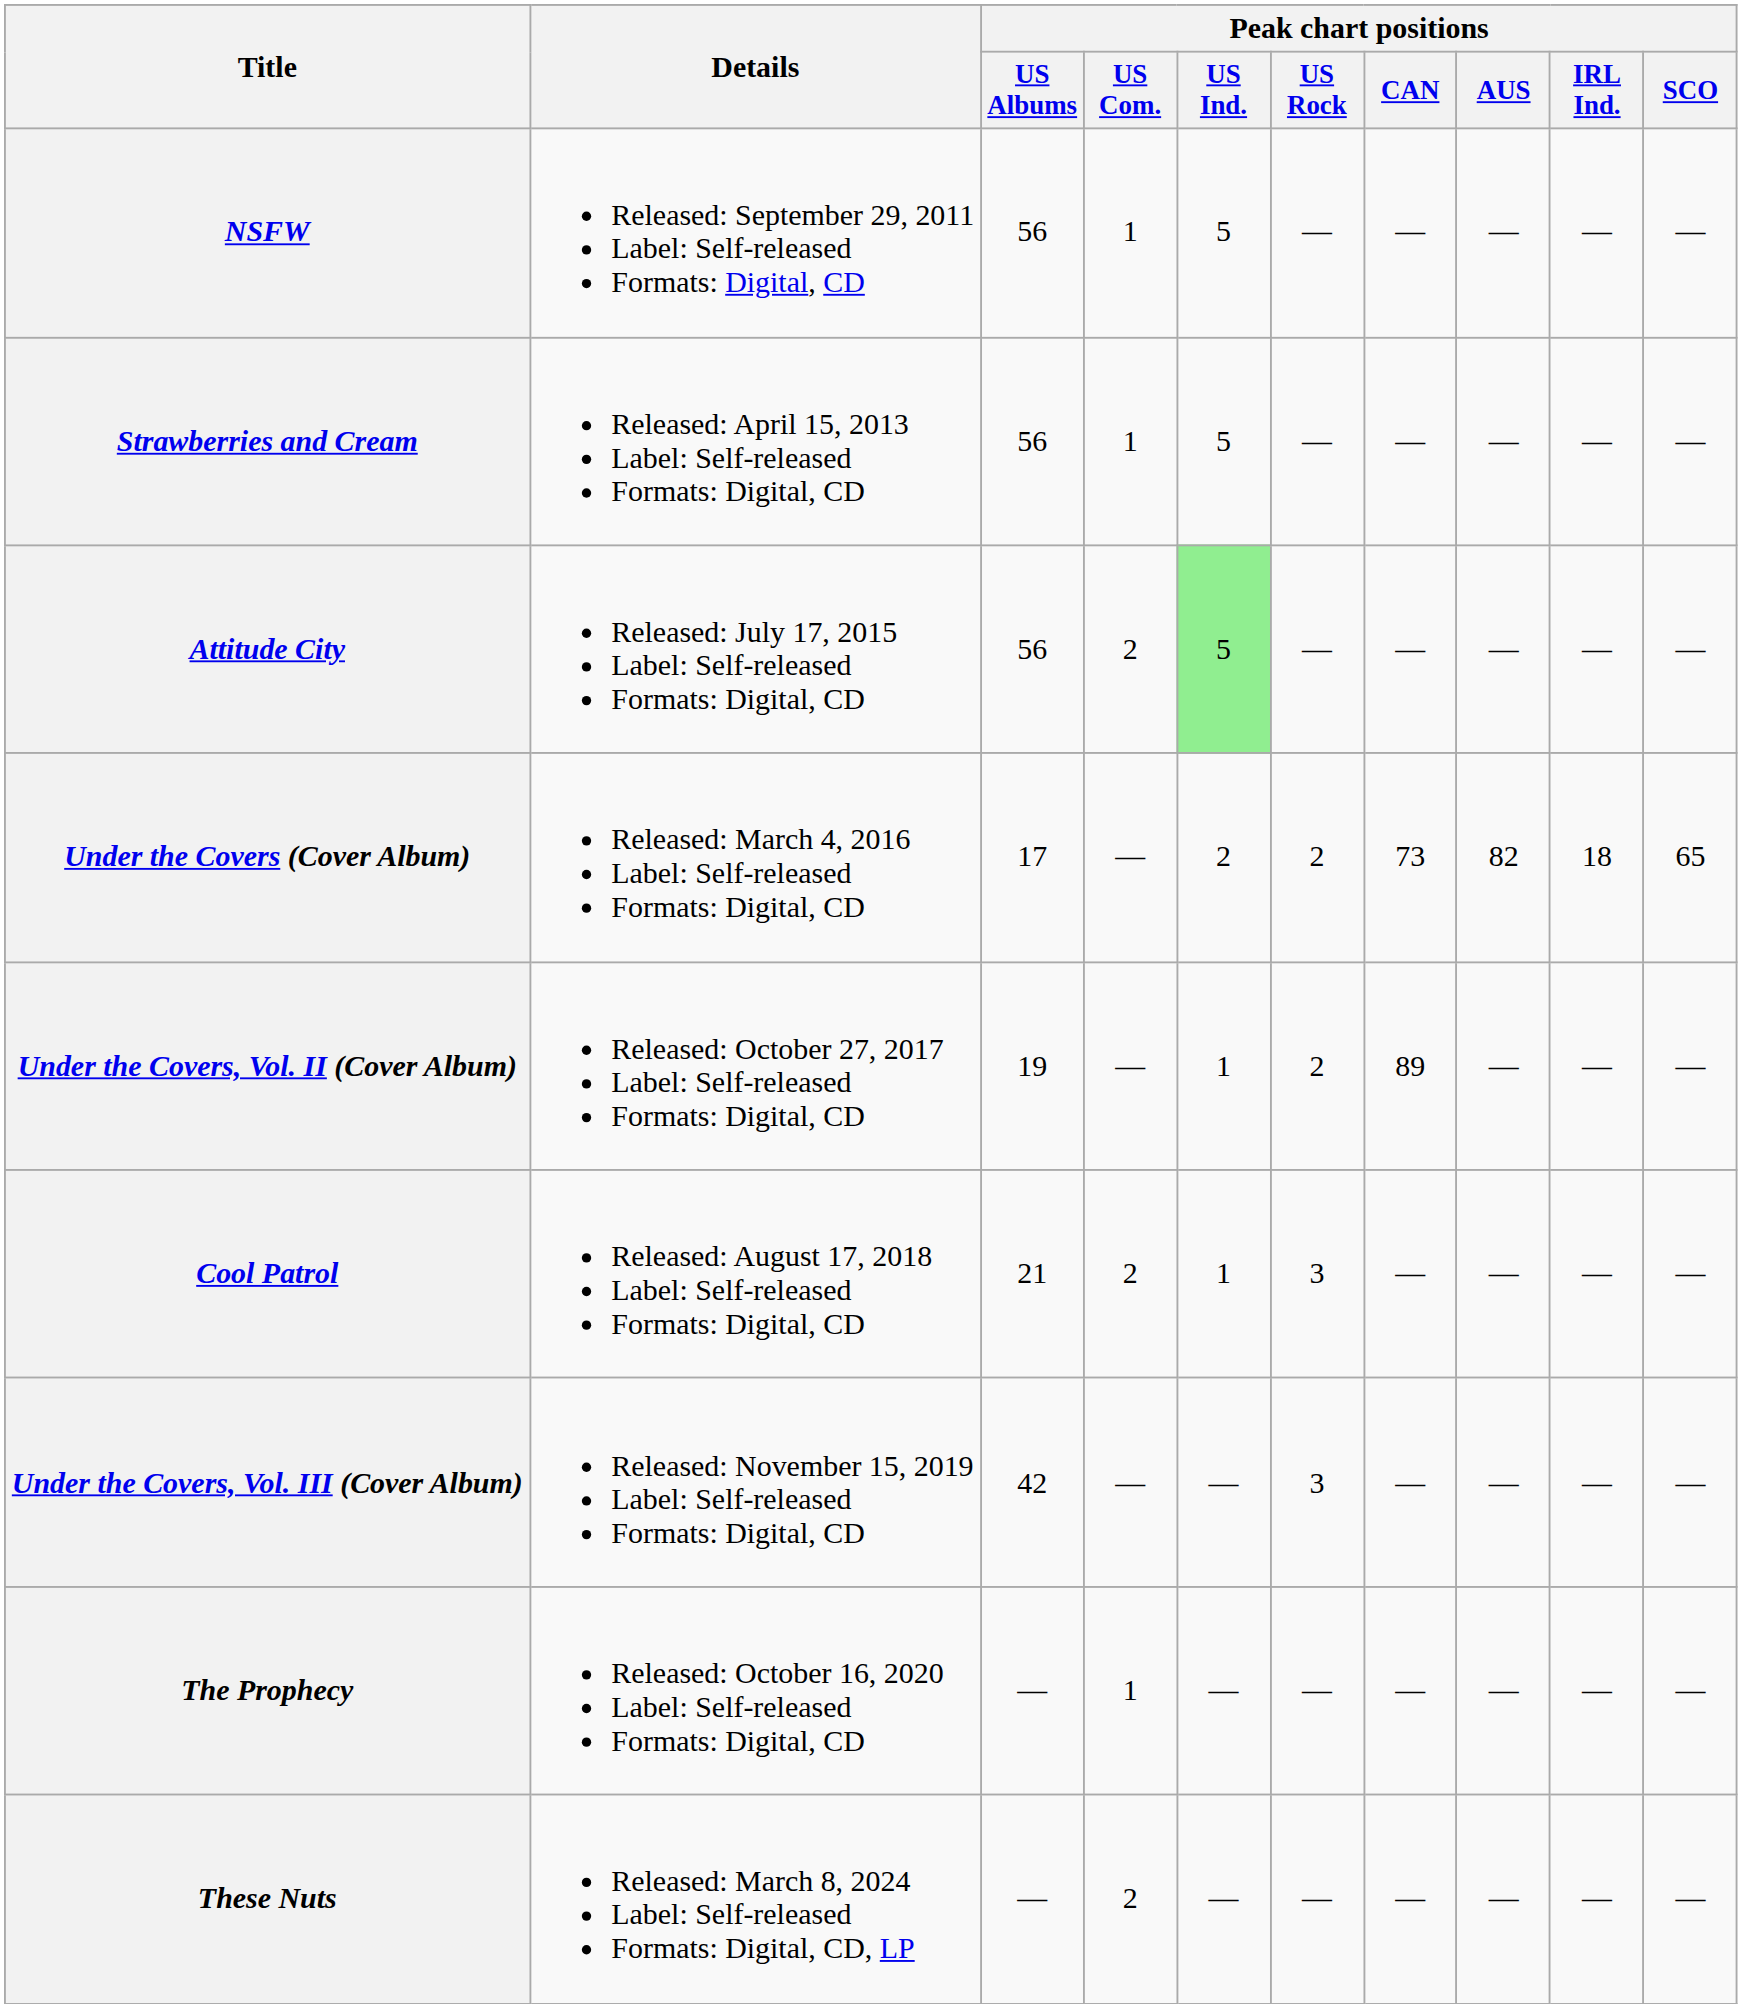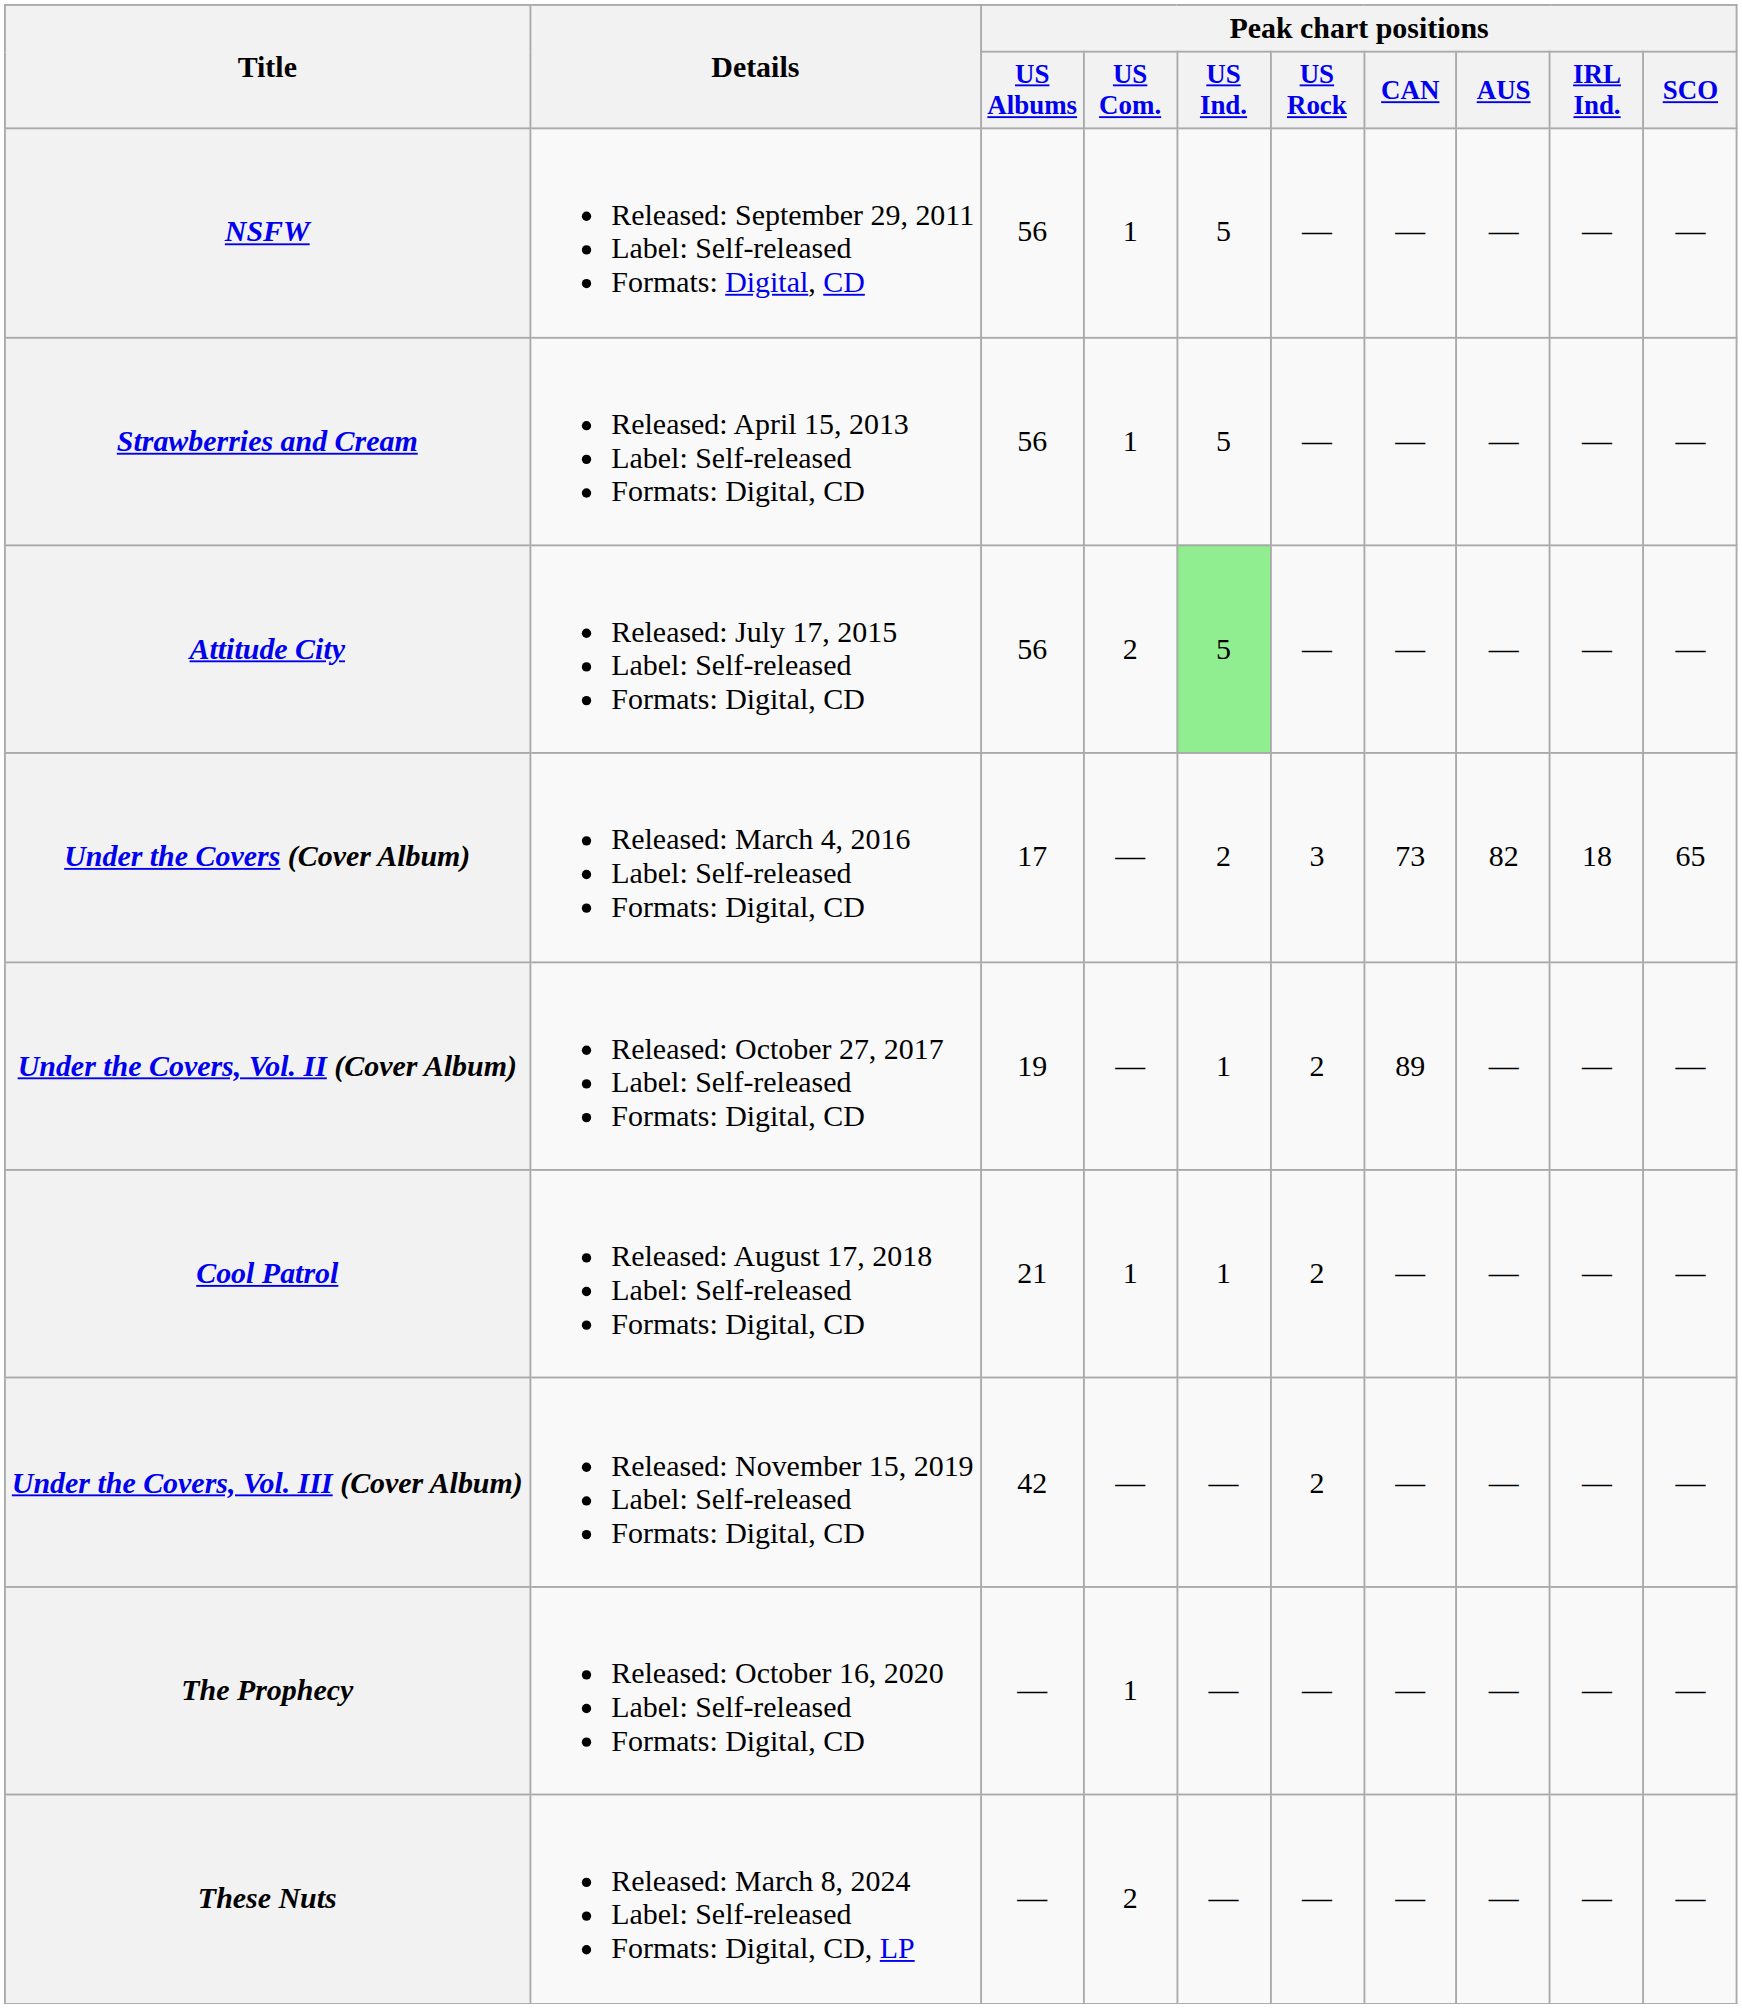(1317, 857) 2 -> (1317, 857) 3
(1130, 1273) 2 -> (1130, 1273) 1
(1317, 1273) 3 -> (1317, 1273) 2
(1317, 1481) 3 -> (1317, 1481) 2
